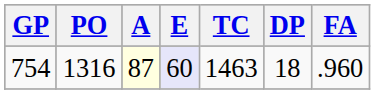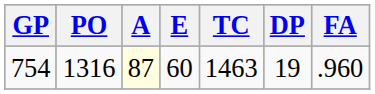(179, 67) lavender background -> (179, 67) no background
(287, 67) 18 -> (287, 67) 19
